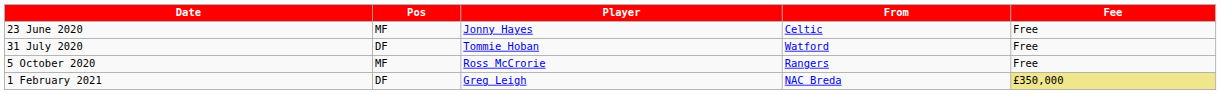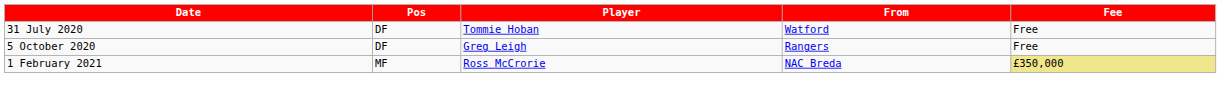- row: (45, 30)
(381, 64) MF -> (381, 47) DF
(504, 64) Ross McCrorie -> (495, 47) Greg Leigh
(381, 81) DF -> (381, 64) MF
(495, 81) Greg Leigh -> (504, 64) Ross McCrorie
